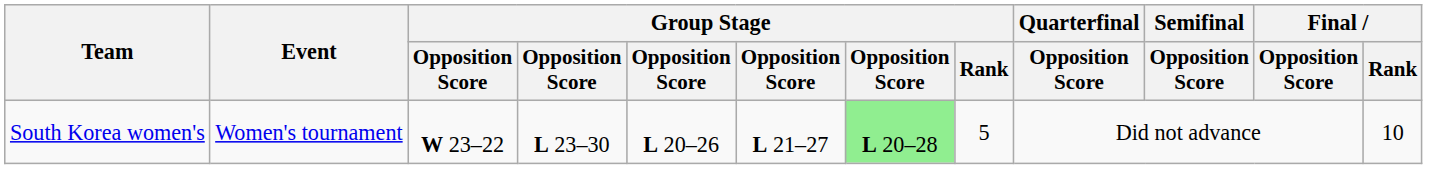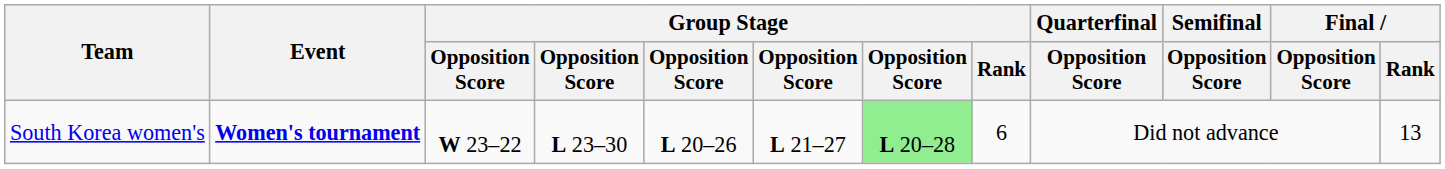(309, 132) normal -> (318, 132) bold
(984, 132) 5 -> (1001, 132) 6
(1393, 132) 10 -> (1410, 132) 13
